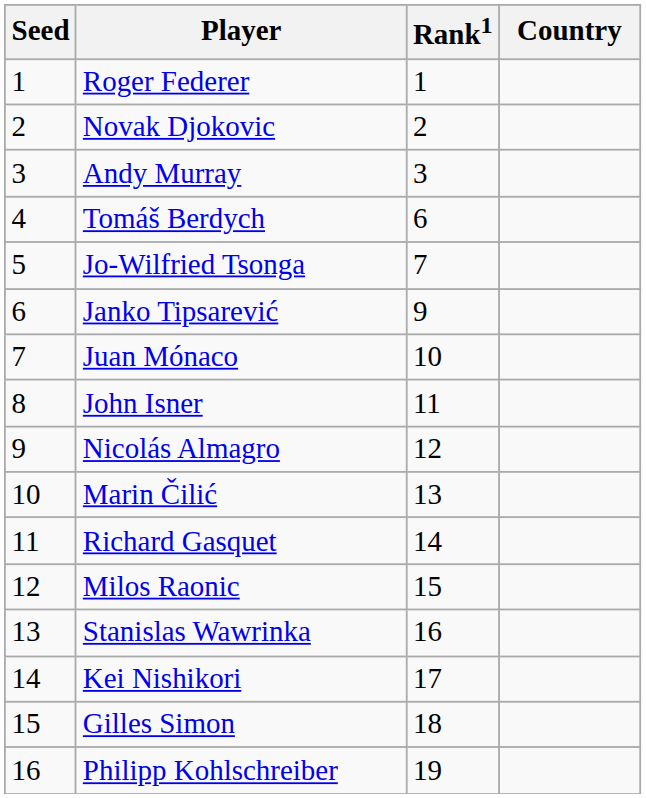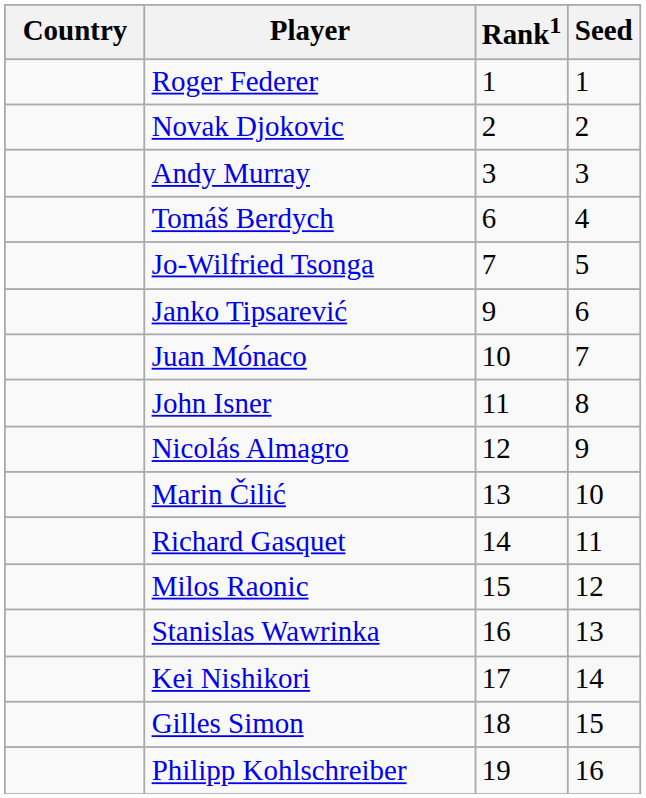columns swapped: (569, 31) <-> (41, 31)
